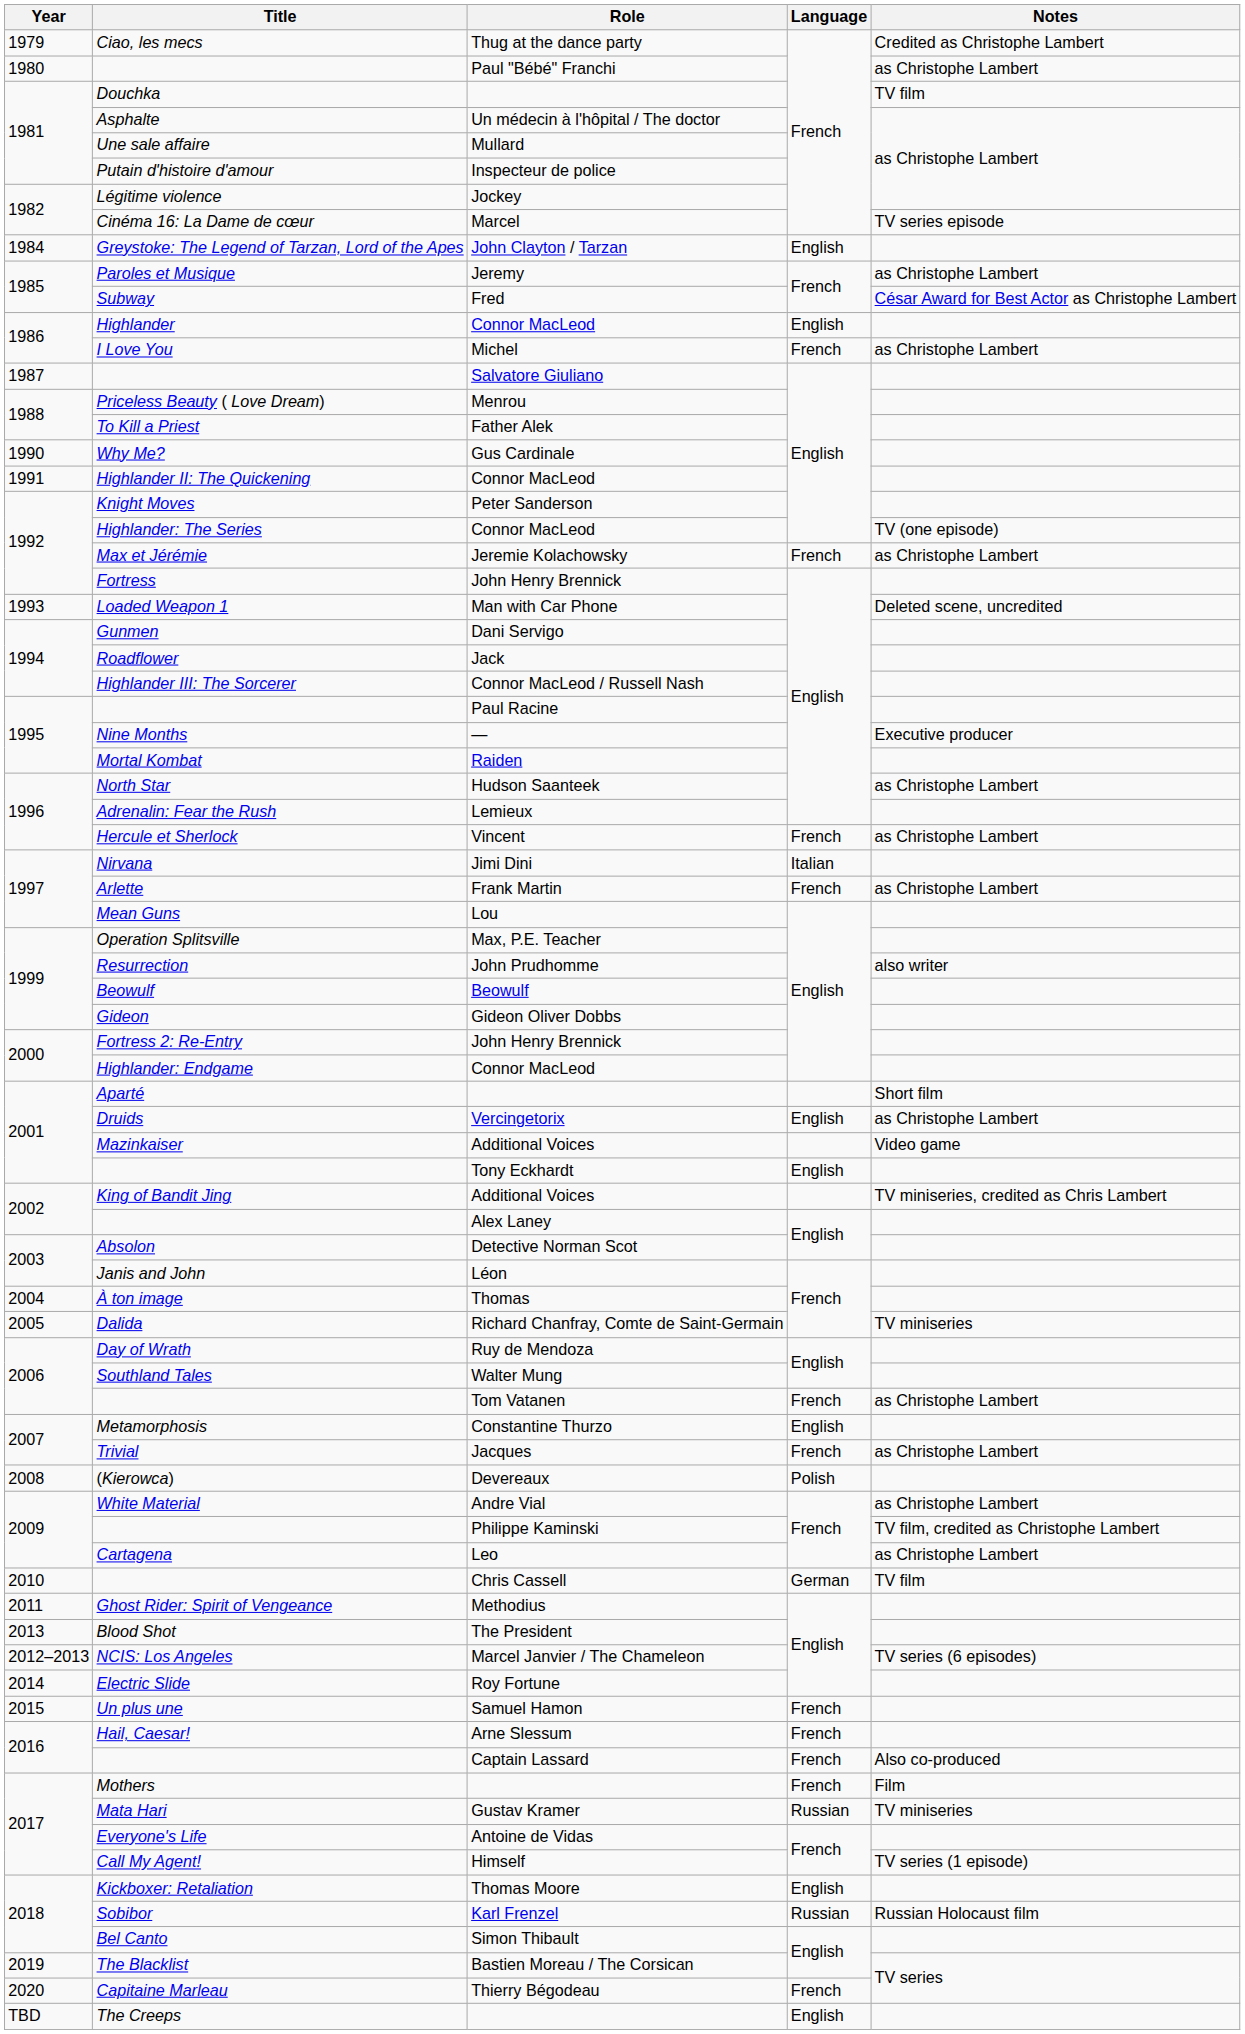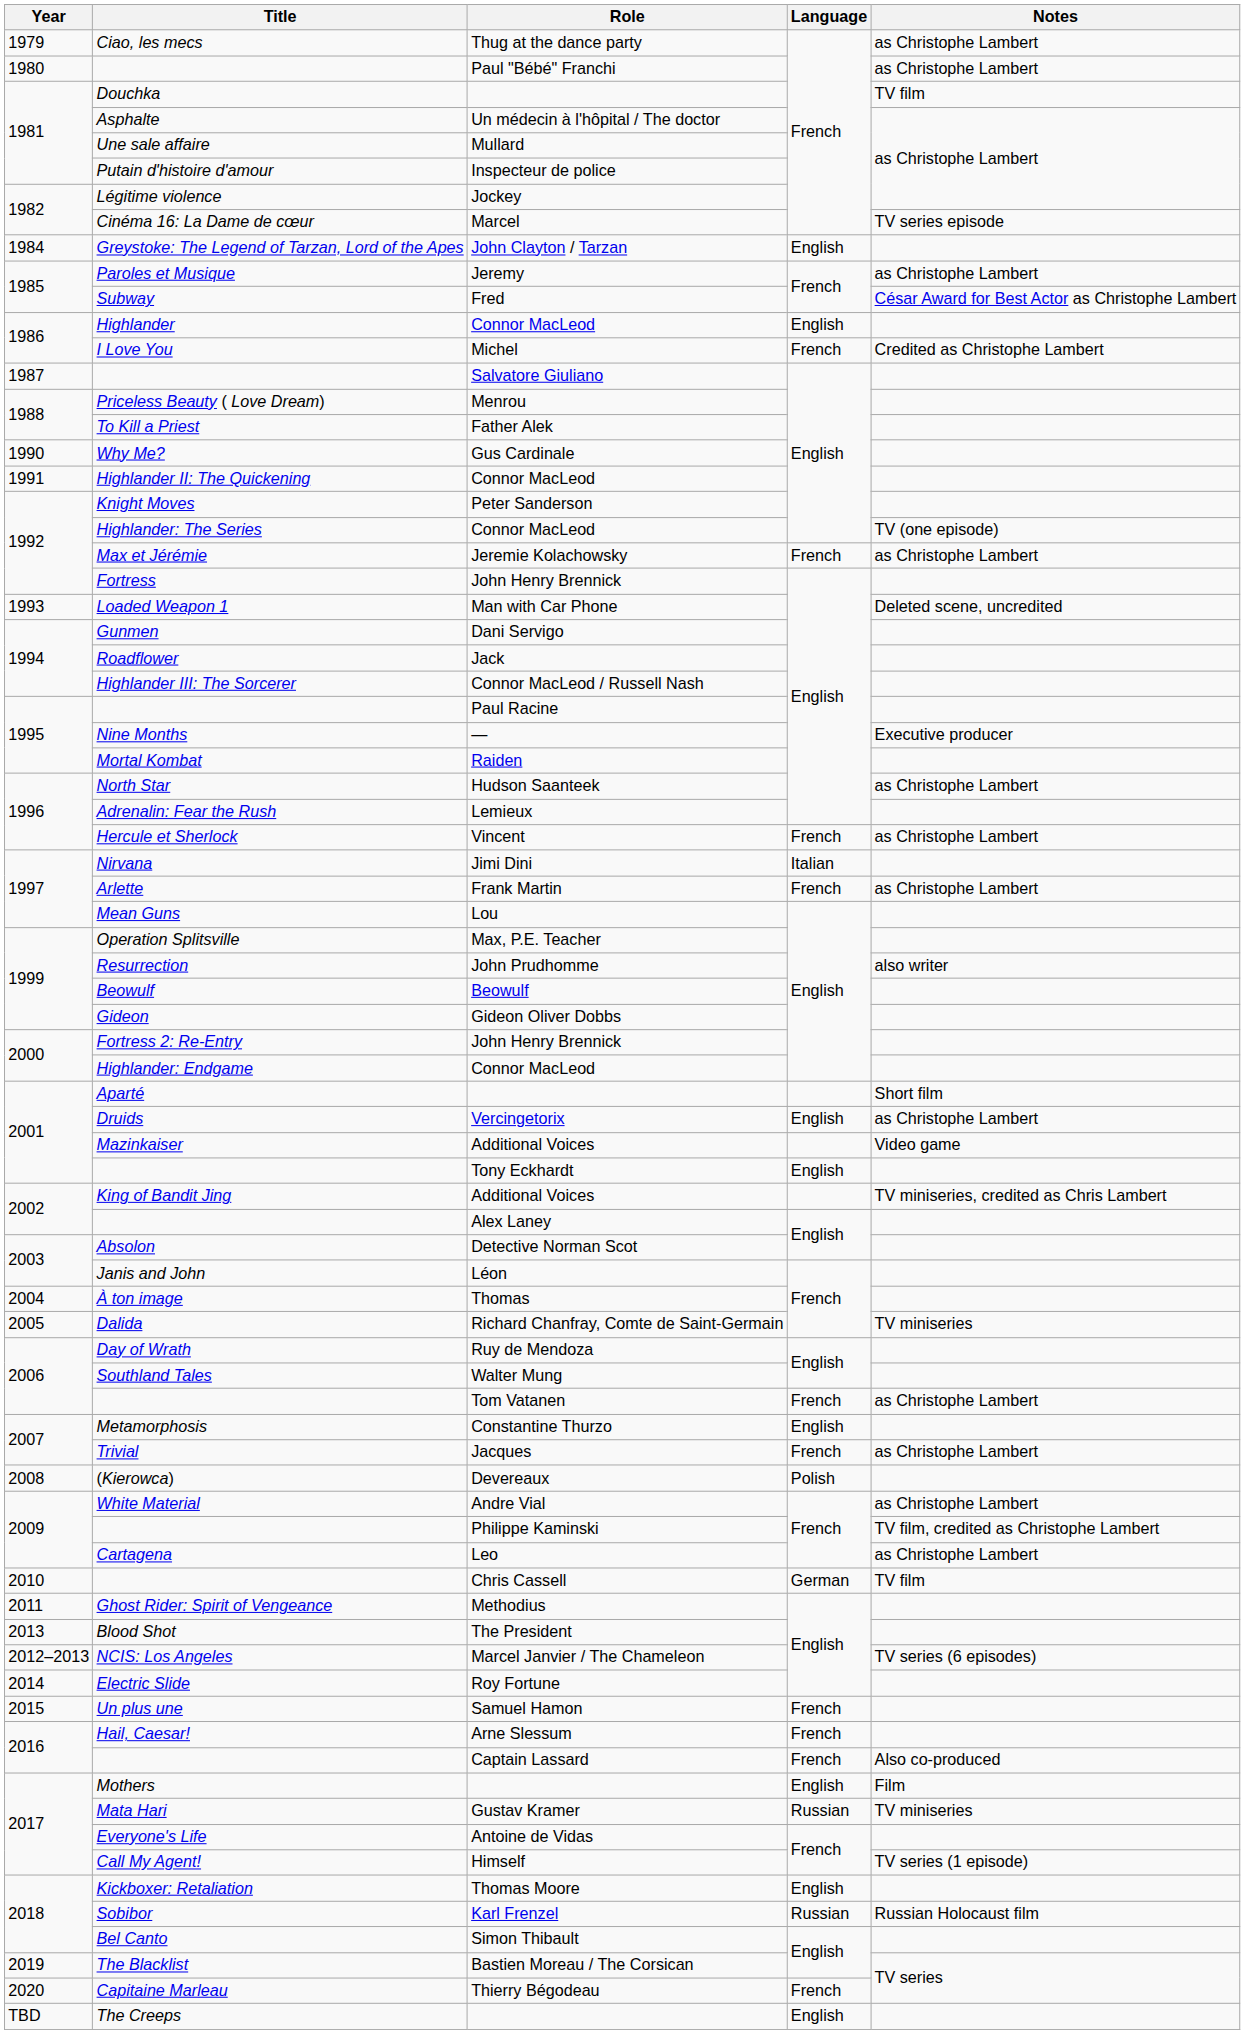(989, 42) Credited as Christophe Lambert -> (956, 42) as Christophe Lambert
(956, 350) as Christophe Lambert -> (989, 350) Credited as Christophe Lambert
(816, 1785) French -> (817, 1785) English
